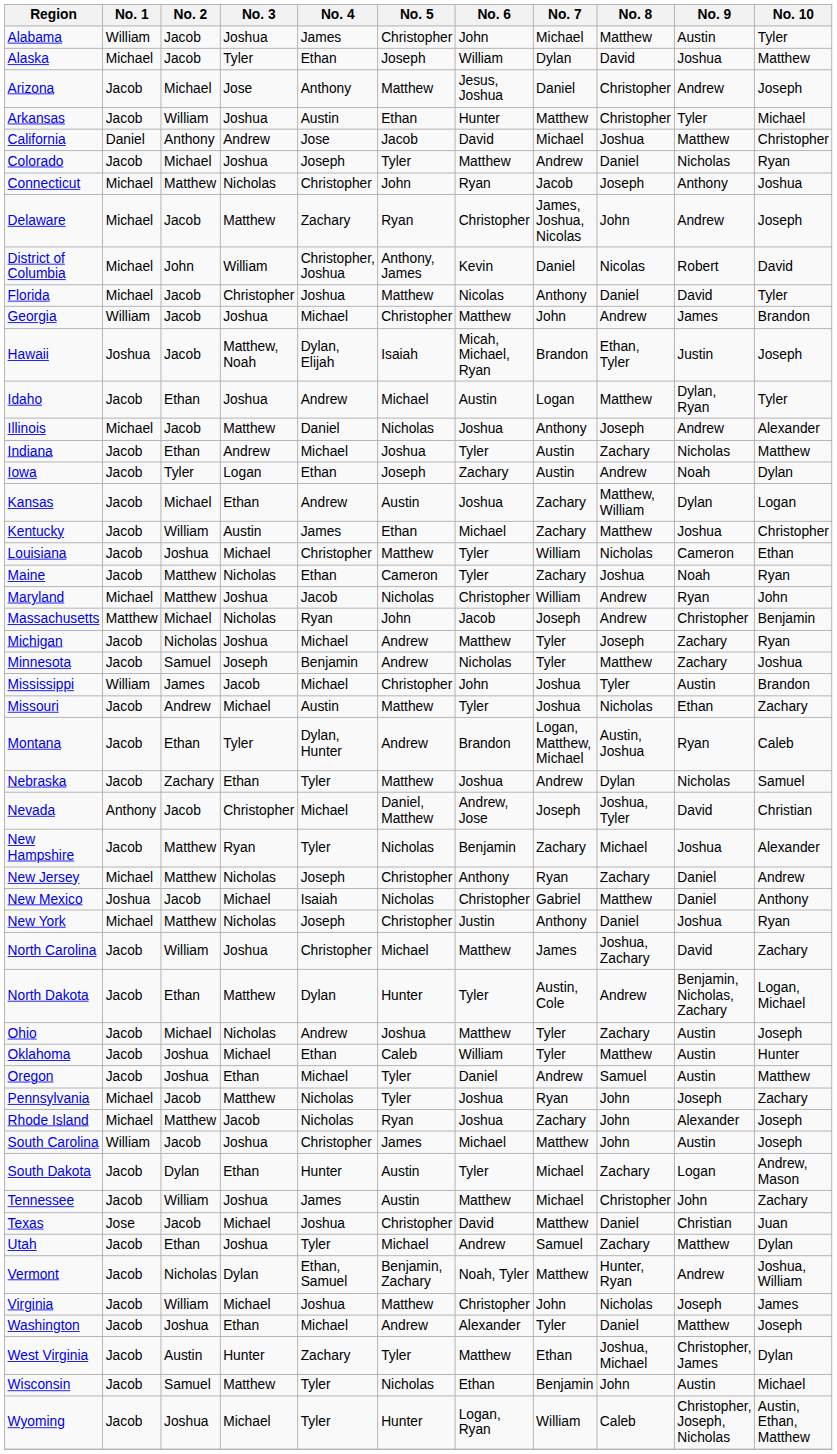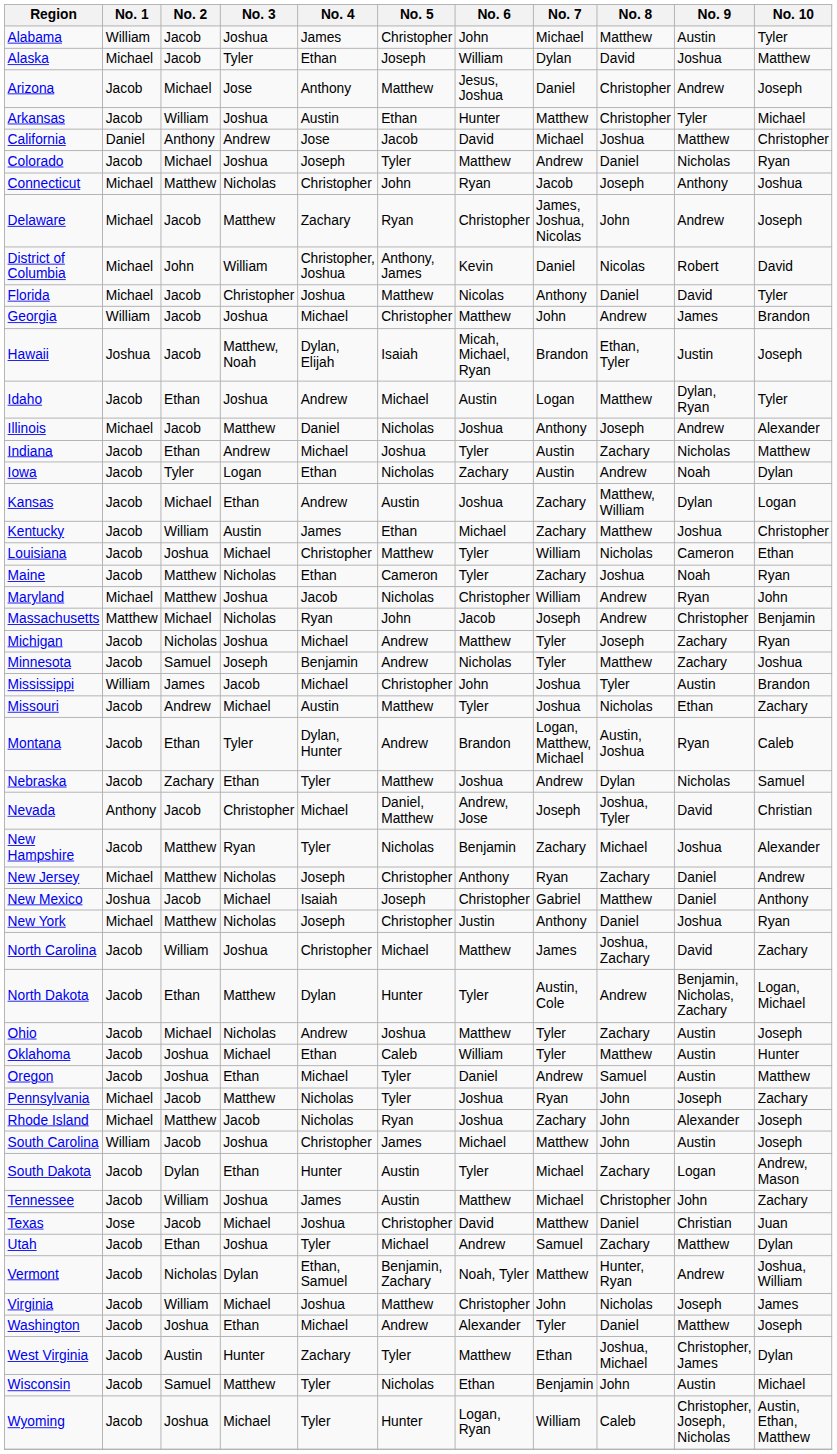(403, 472) Joseph -> (408, 472) Nicholas
(408, 899) Nicholas -> (403, 899) Joseph
